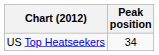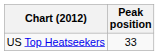(131, 42) 34 -> (131, 42) 33
